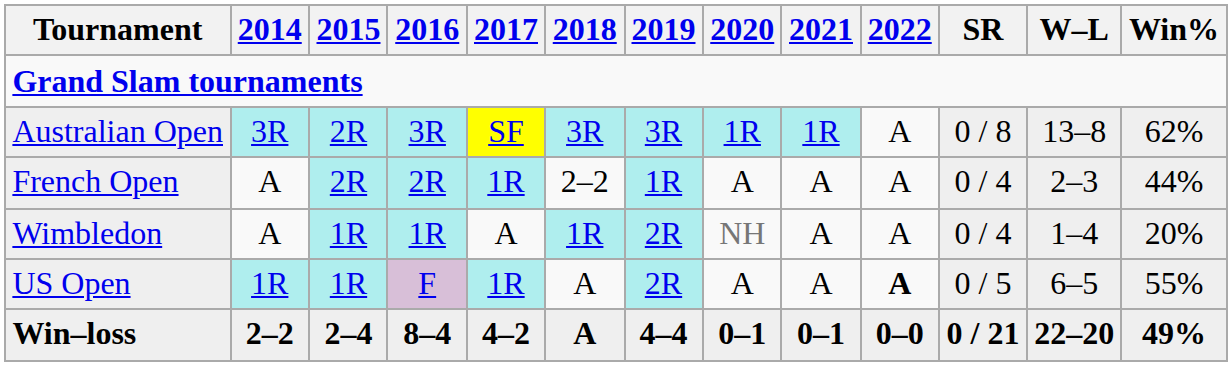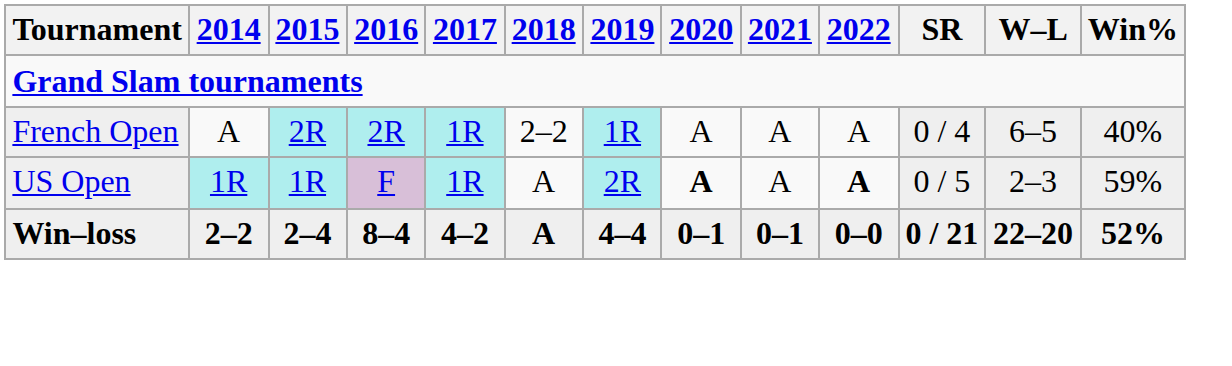- row: (118, 131)
(1074, 182) 2–3 -> (1033, 131) 6–5
(1174, 182) 44% -> (1133, 131) 40%
- row: (87, 232)
(742, 283) normal -> (701, 182) bold
(1074, 283) 6–5 -> (1033, 182) 2–3
(1174, 283) 55% -> (1133, 182) 59%
(1174, 334) 49% -> (1133, 232) 52%
